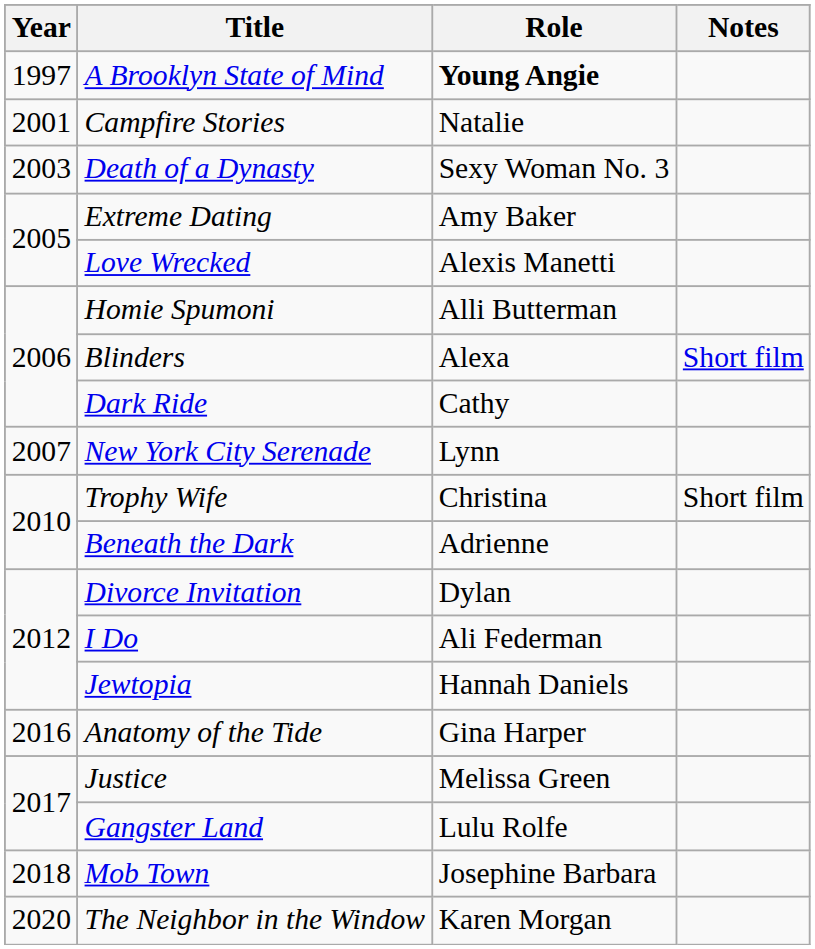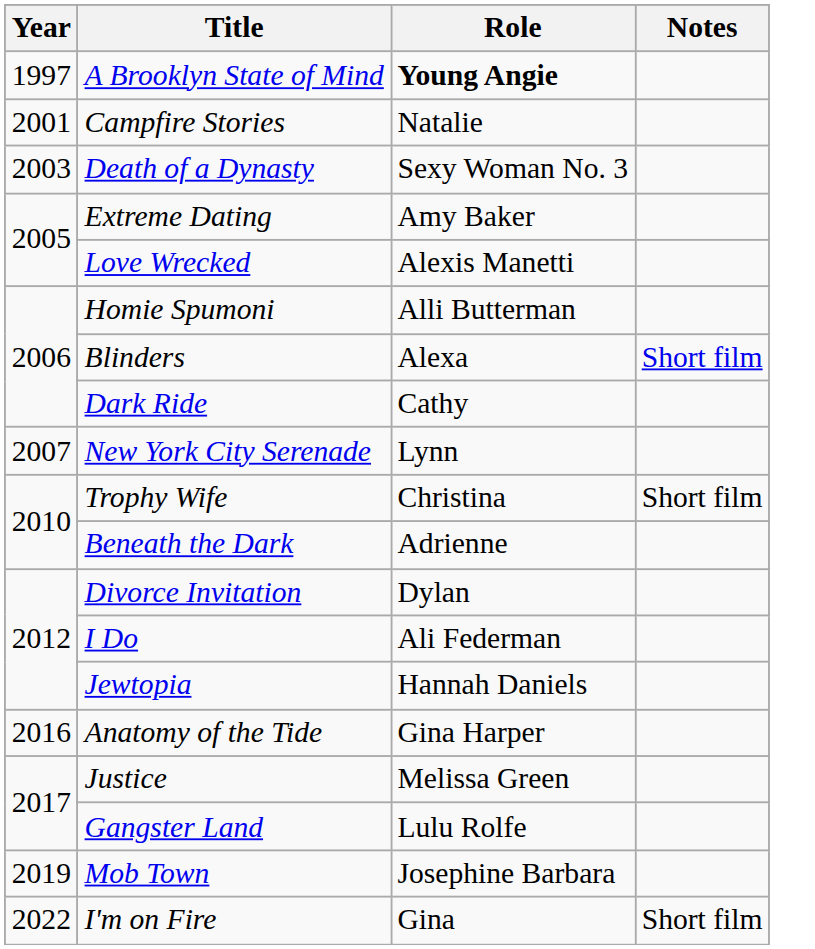(41, 872) 2018 -> (41, 872) 2019
- row: (255, 919)
+ row: (151, 919)
